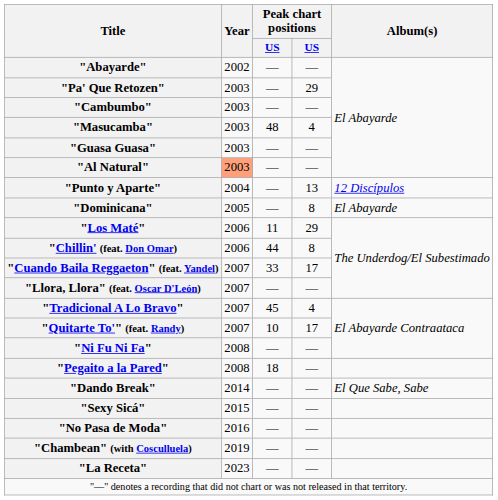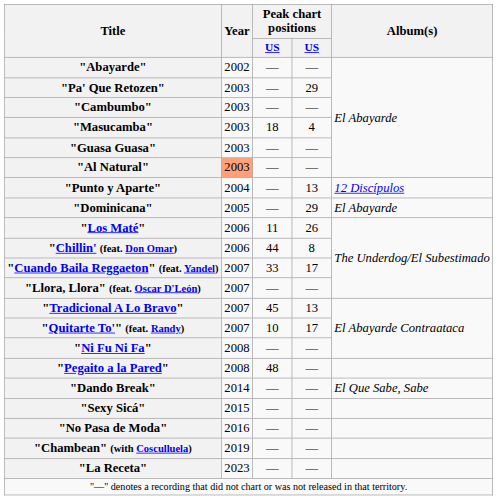(272, 127) 48 -> (272, 127) 18
(312, 207) 8 -> (312, 207) 29
(312, 227) 29 -> (312, 227) 26
(312, 308) 4 -> (312, 308) 13
(272, 368) 18 -> (272, 368) 48
